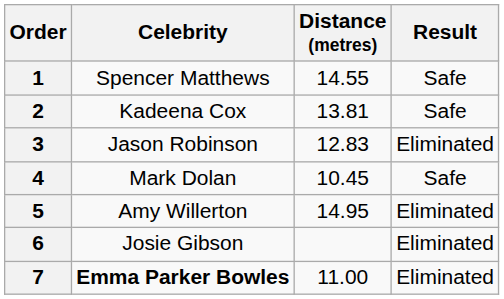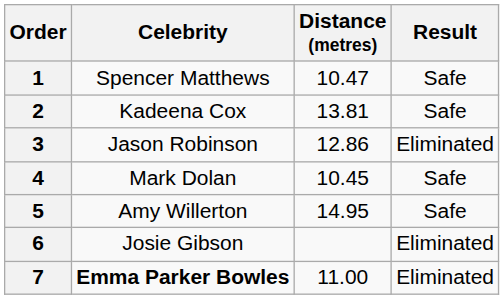(343, 77) 14.55 -> (343, 77) 10.47
(343, 144) 12.83 -> (343, 144) 12.86
(445, 210) Eliminated -> (445, 210) Safe
